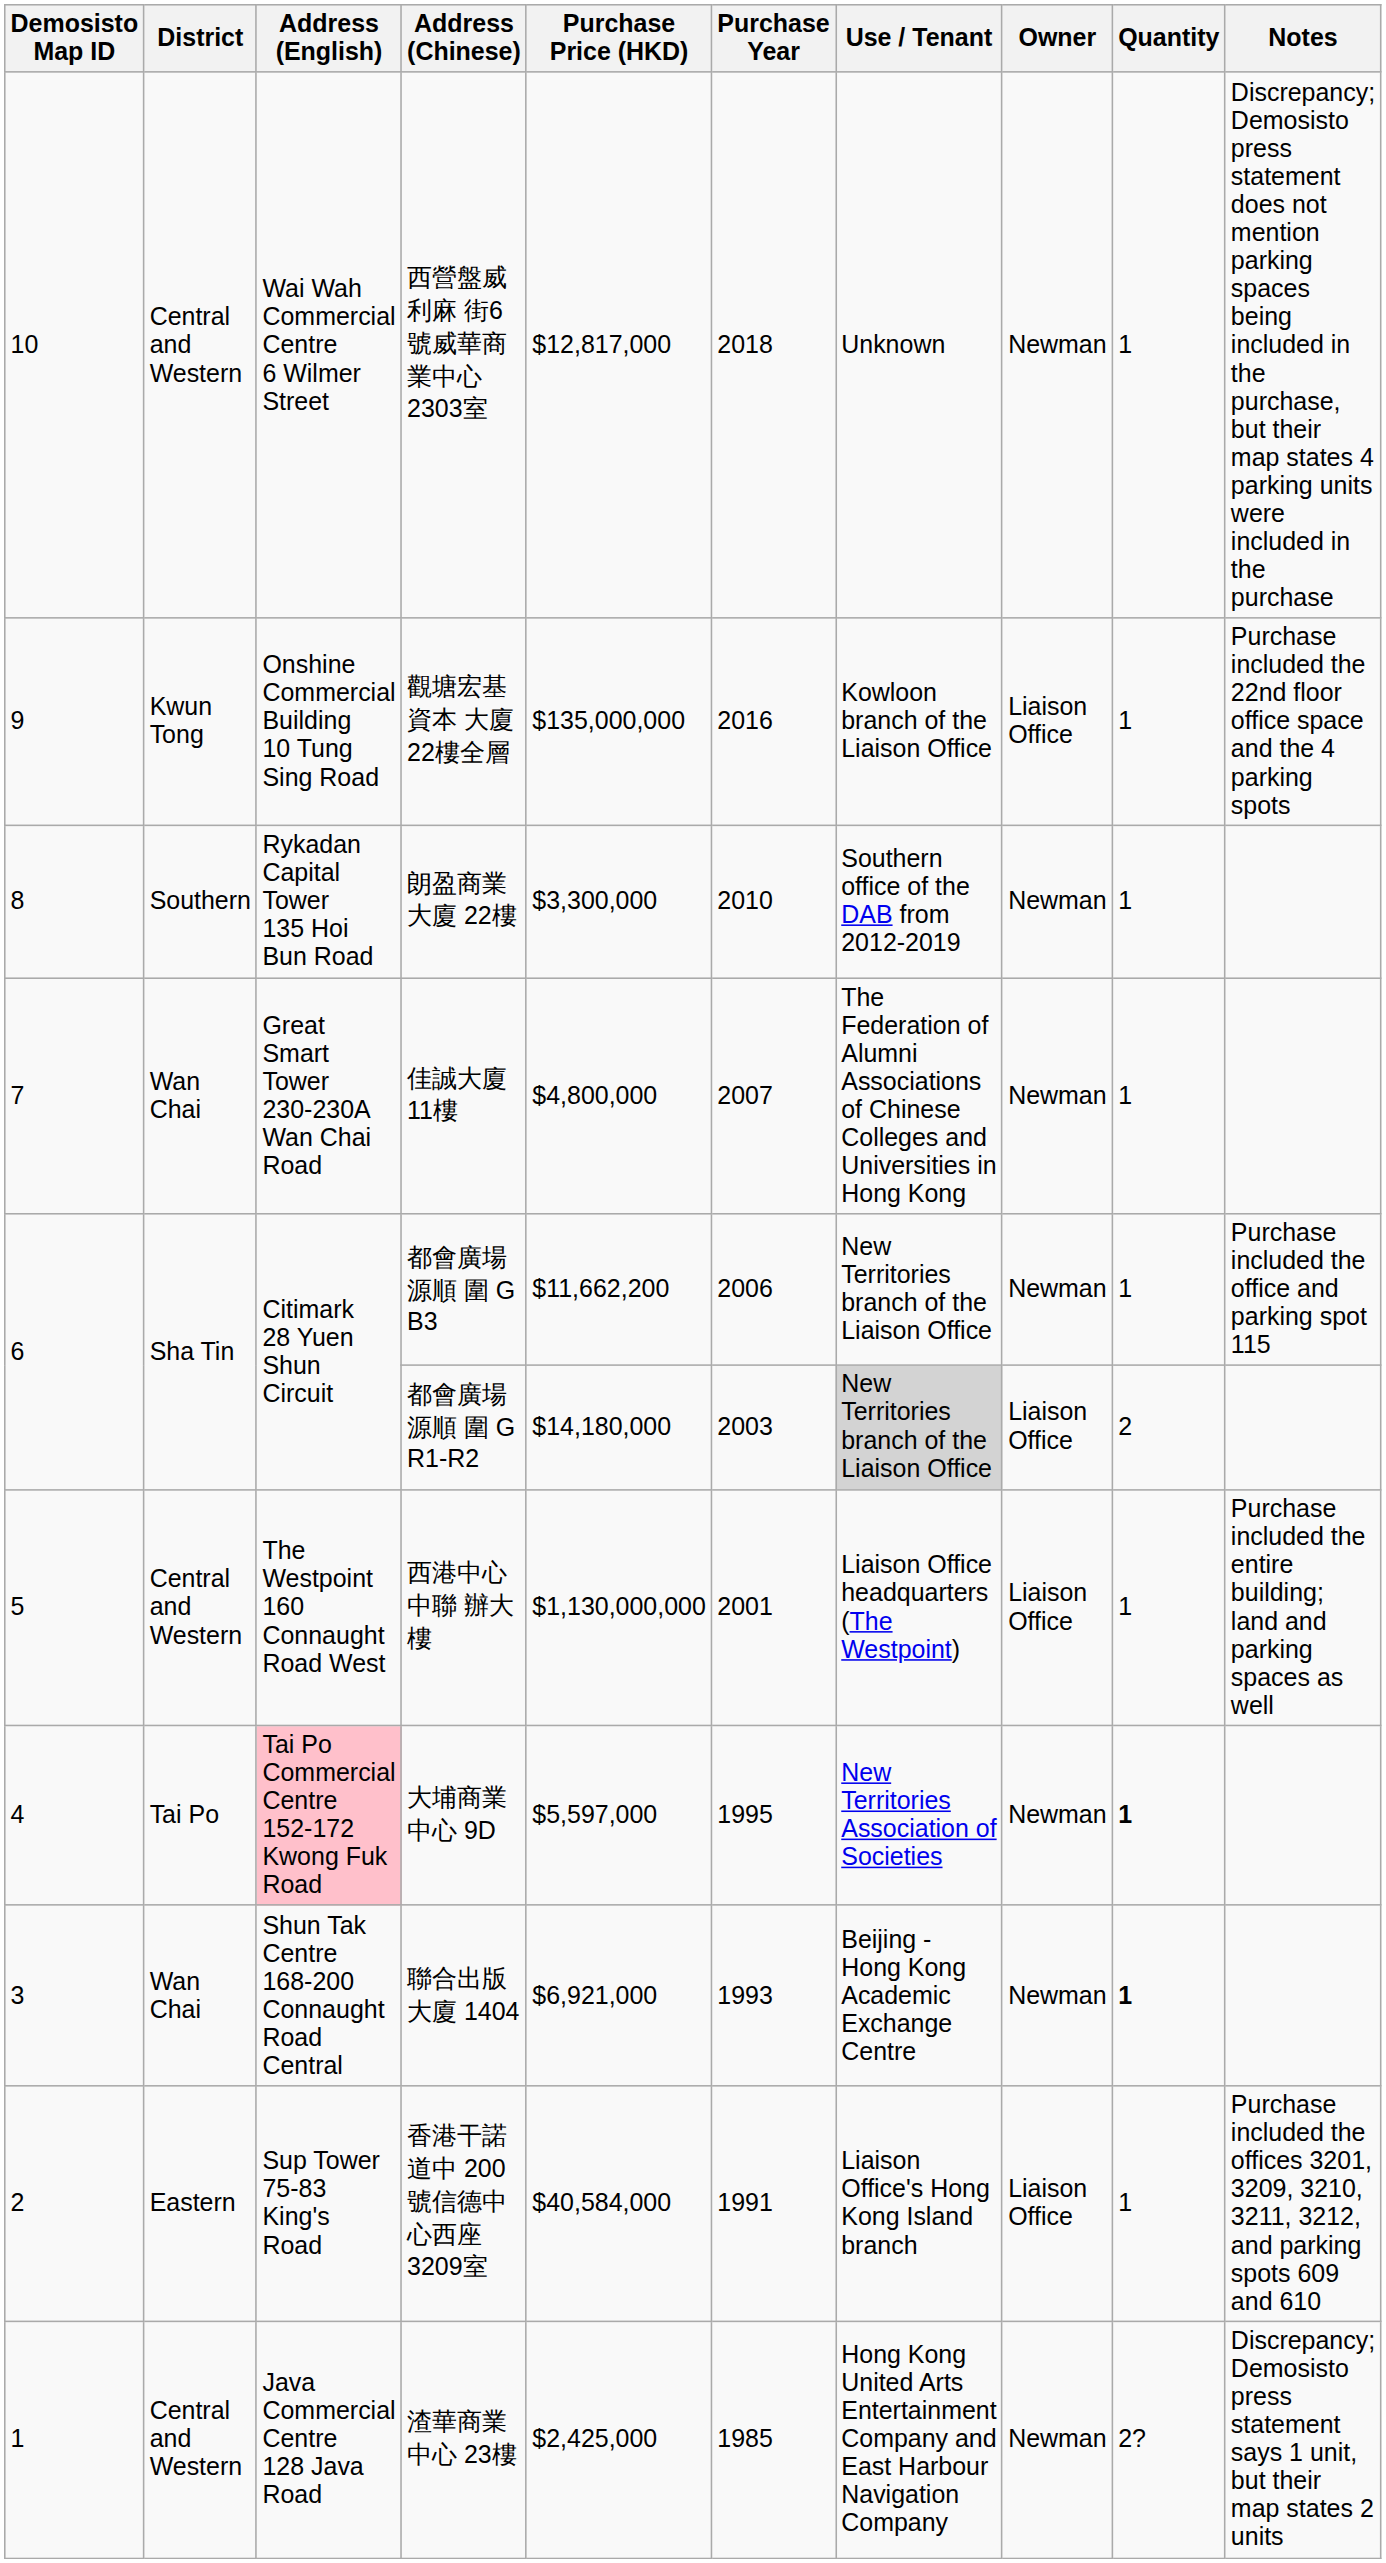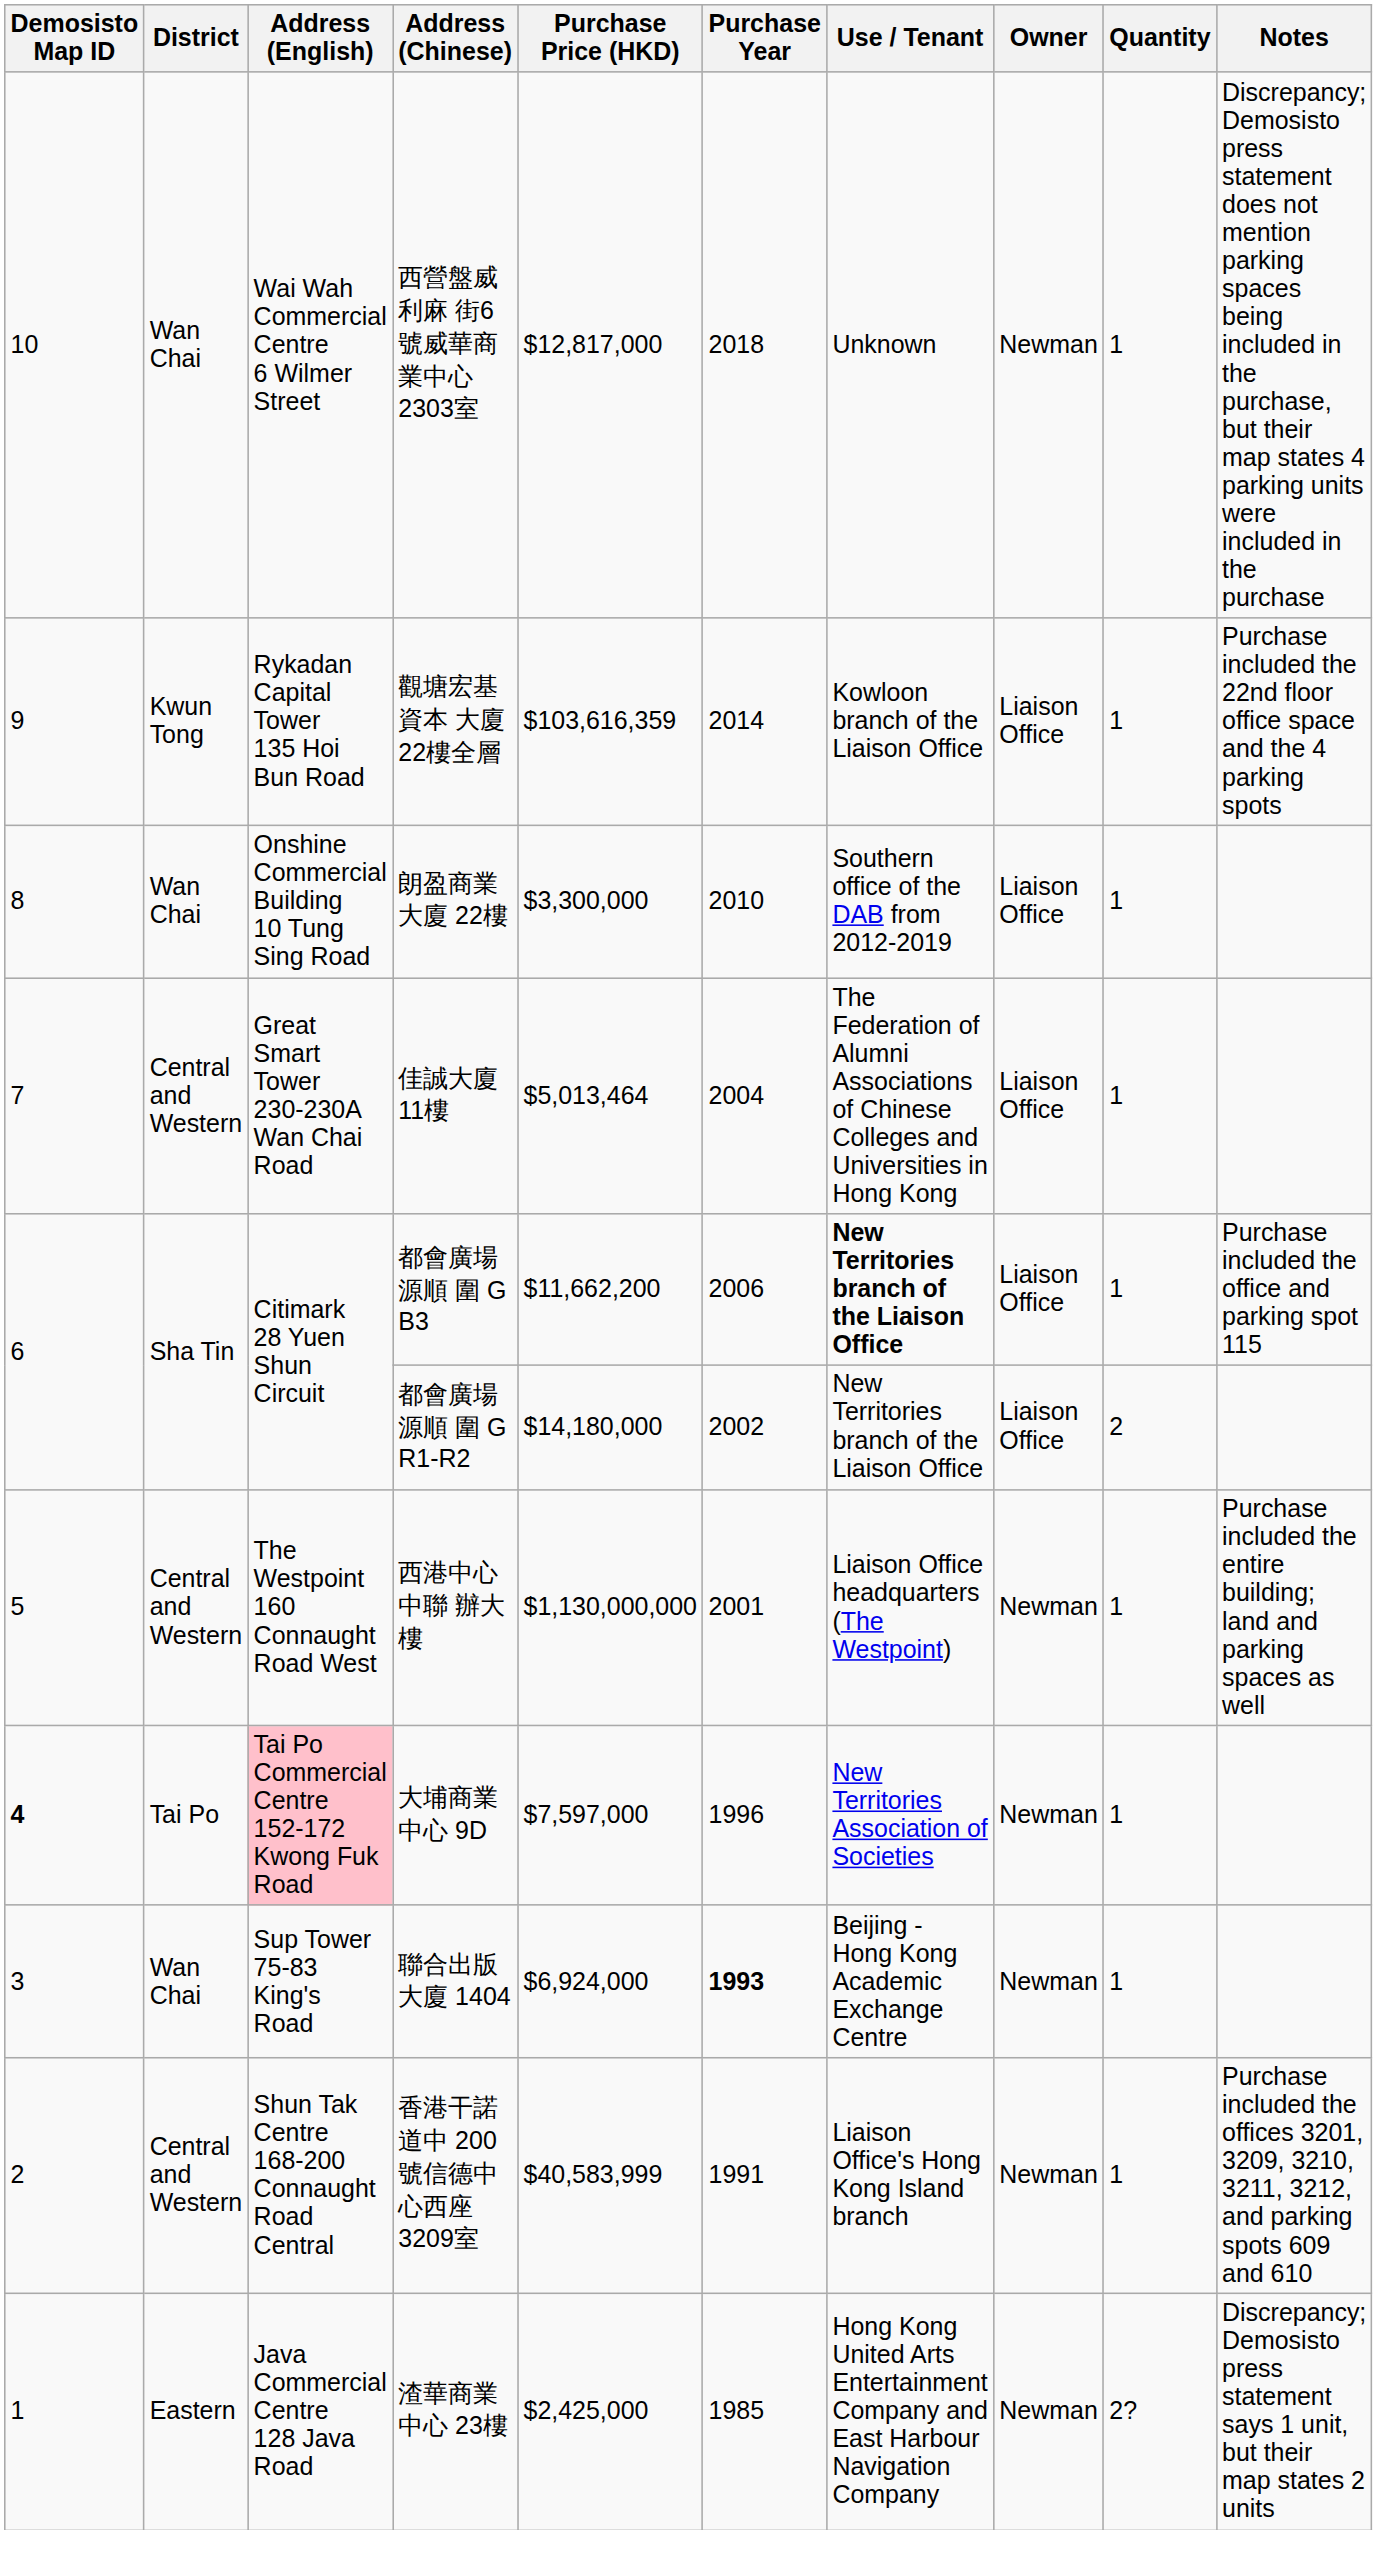(196, 344) Central and Western -> (175, 344) Wan Chai
(329, 721) Onshine Commercial Building 10 Tung Sing Road -> (309, 721) Rykadan Capital Tower 135 Hoi Bun Road
(609, 721) $135,000,000 -> (600, 721) $103,616,359
(745, 721) 2016 -> (736, 721) 2014
(200, 901) Southern -> (175, 901) Wan Chai
(318, 901) Rykadan Capital Tower 135 Hoi Bun Road -> (320, 901) Onshine Commercial Building 10 Tung Sing Road
(1057, 901) Newman -> (1039, 901) Liaison Office
(175, 1095) Wan Chai -> (196, 1095) Central and Western
(595, 1095) $4,800,000 -> (586, 1095) $5,013,464
(745, 1095) 2007 -> (736, 1095) 2004
(1057, 1095) Newman -> (1039, 1095) Liaison Office
(917, 1289) normal -> (898, 1289) bold
(1057, 1289) Newman -> (1039, 1289) Liaison Office
(745, 1427) 2003 -> (736, 1427) 2002
(917, 1427) lightgrey background -> (908, 1427) no background
(1048, 1607) Liaison Office -> (1049, 1607) Newman
(17, 1815) normal -> (17, 1815) bold
(595, 1815) $5,597,000 -> (586, 1815) $7,597,000
(745, 1815) 1995 -> (736, 1815) 1996
(1125, 1815) bold -> (1116, 1815) normal
(324, 1995) Shun Tak Centre 168-200 Connaught Road Central -> (312, 1981) Sup Tower 75-83 King's Road
(595, 1995) $6,921,000 -> (586, 1981) $6,924,000
(745, 1995) normal -> (736, 1981) bold
(1125, 1995) bold -> (1116, 1981) normal
(193, 2203) Eastern -> (196, 2175) Central and Western
(321, 2203) Sup Tower 75-83 King's Road -> (315, 2175) Shun Tak Centre 168-200 Connaught Road Central
(602, 2203) $40,584,000 -> (593, 2175) $40,583,999
(1048, 2203) Liaison Office -> (1049, 2175) Newman
(196, 2439) Central and Western -> (193, 2411) Eastern
